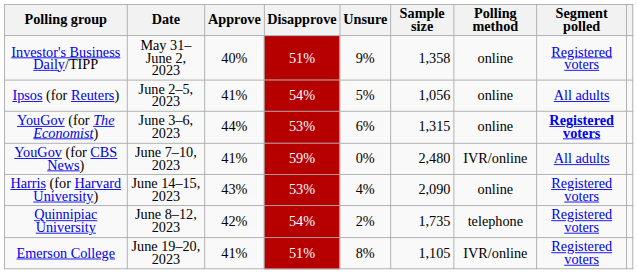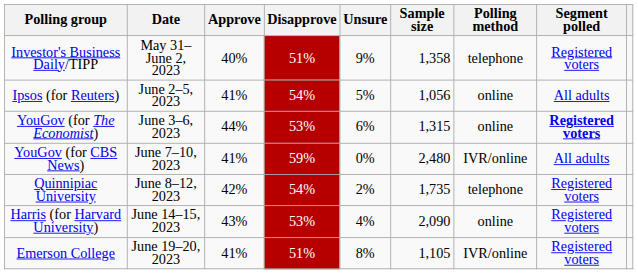(495, 57) online -> (495, 57) telephone
rows swapped: (66, 221) <-> (66, 190)
